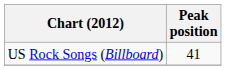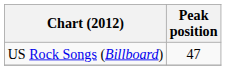(194, 53) 41 -> (194, 53) 47
